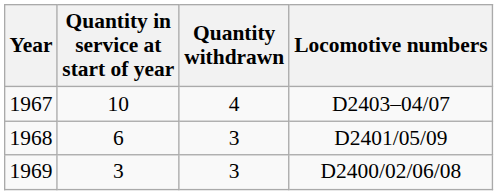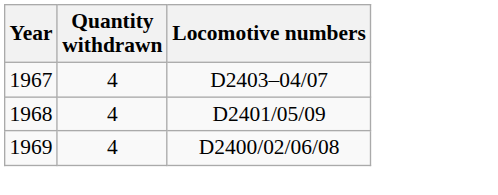- column: (118, 45)
(234, 137) 3 -> (112, 113) 4
(234, 171) 3 -> (112, 147) 4
